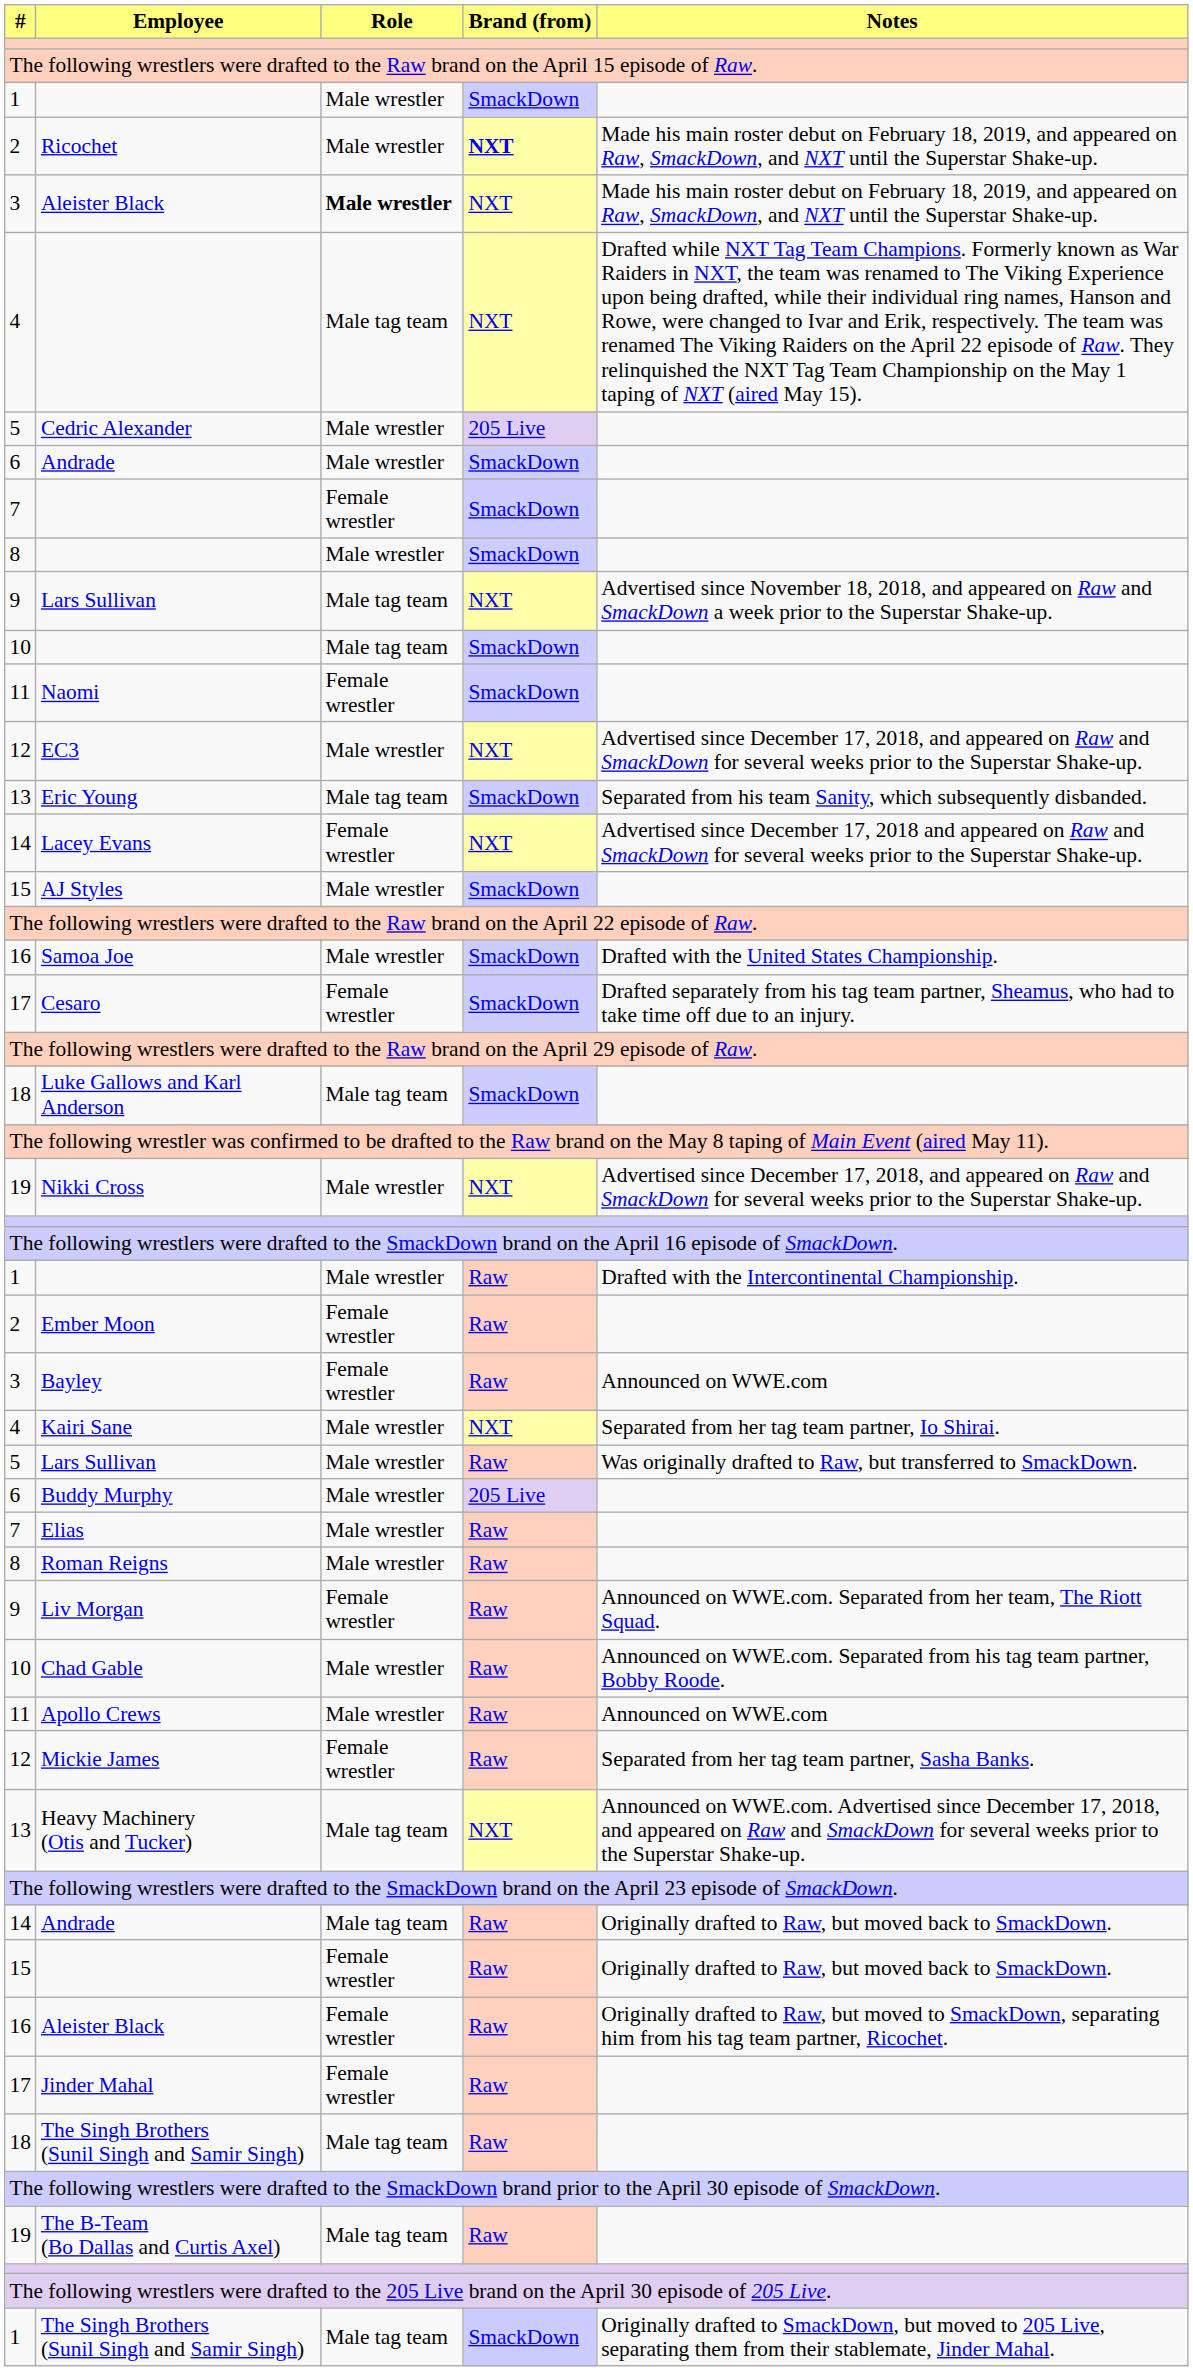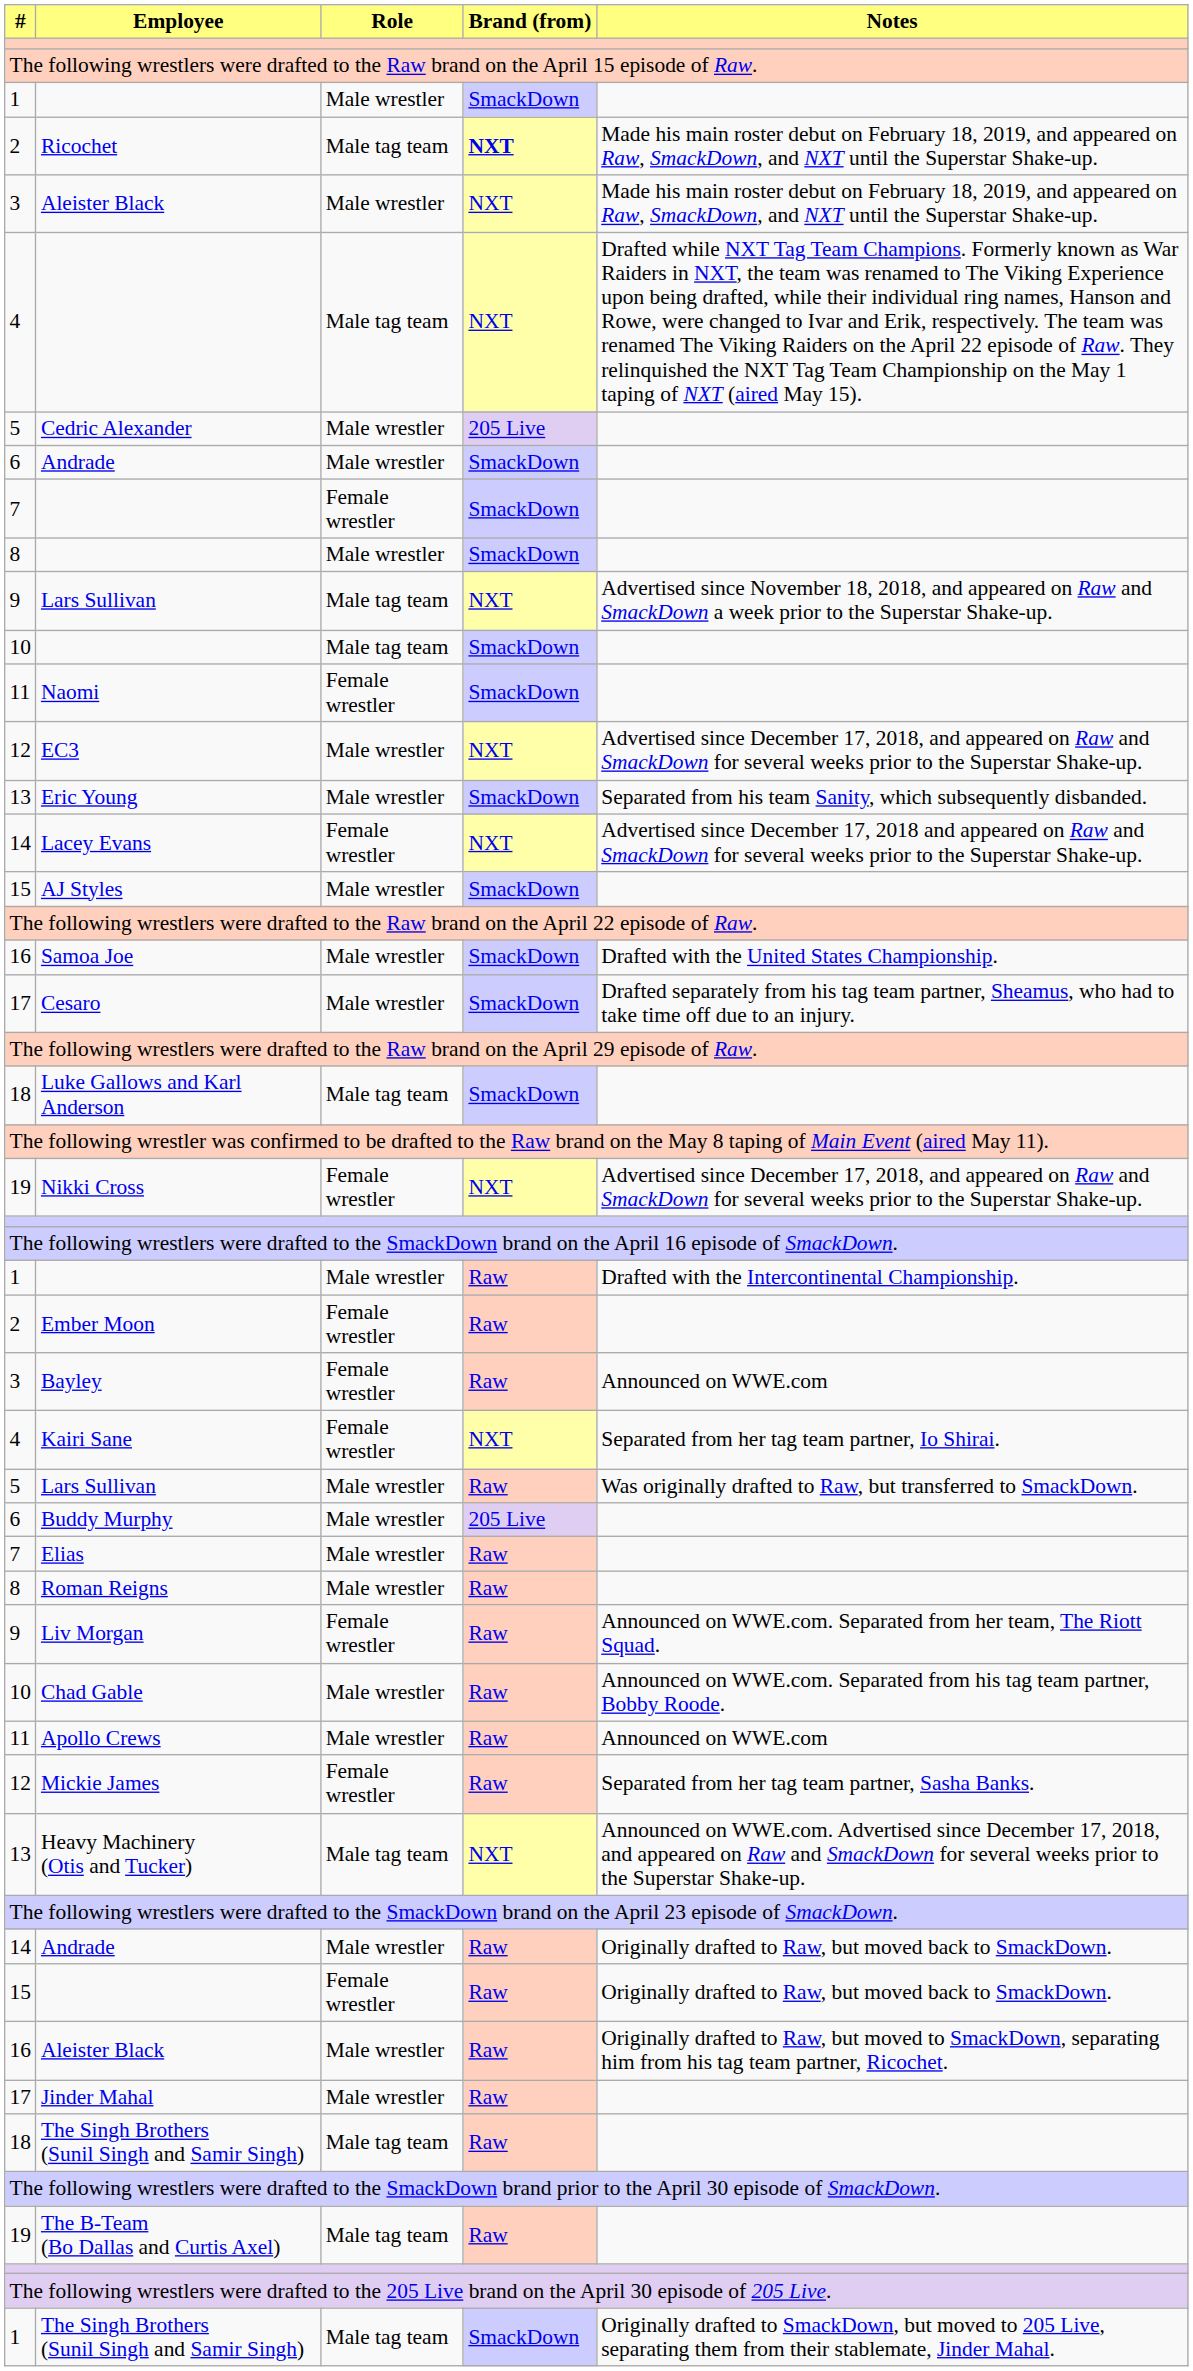(385, 145) Male wrestler -> (387, 145) Male tag team
(389, 203) bold -> (385, 203) normal
(387, 796) Male tag team -> (385, 796) Male wrestler
(360, 1003) Female wrestler -> (385, 1003) Male wrestler
(385, 1187) Male wrestler -> (360, 1187) Female wrestler
(385, 1427) Male wrestler -> (360, 1439) Female wrestler
(387, 1922) Male tag team -> (385, 1946) Male wrestler
(360, 2026) Female wrestler -> (385, 2050) Male wrestler
(360, 2084) Female wrestler -> (385, 2096) Male wrestler
